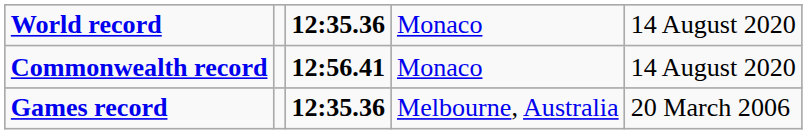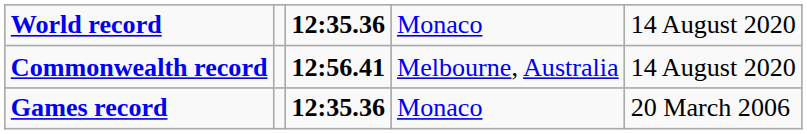(440, 66) Monaco -> (508, 66) Melbourne, Australia
(508, 107) Melbourne, Australia -> (440, 107) Monaco
